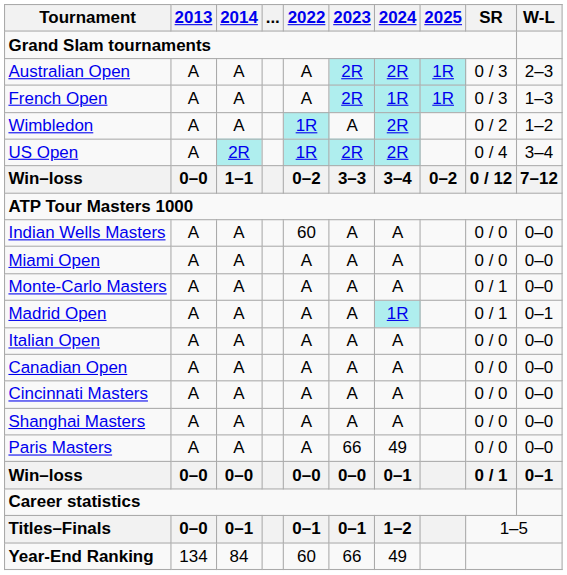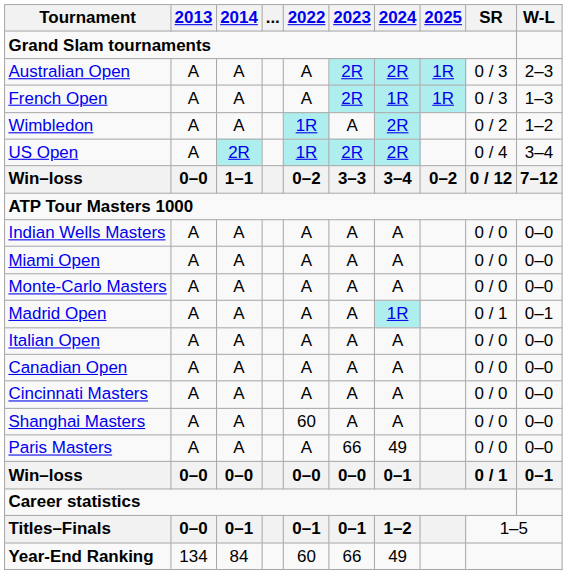(307, 233) 60 -> (307, 233) A
(491, 286) 0 / 1 -> (491, 286) 0 / 0
(307, 421) A -> (307, 421) 60
